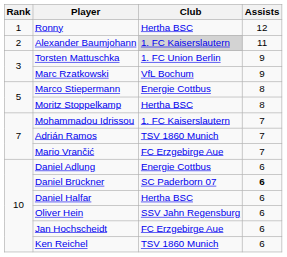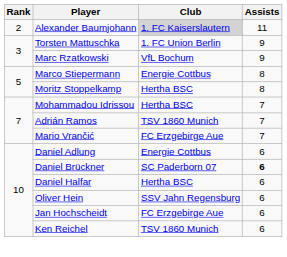- row: (49, 27)
(185, 120) 1. FC Kaiserslautern -> (167, 105) Hertha BSC
